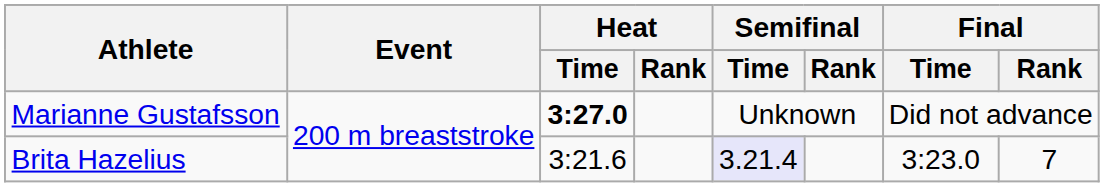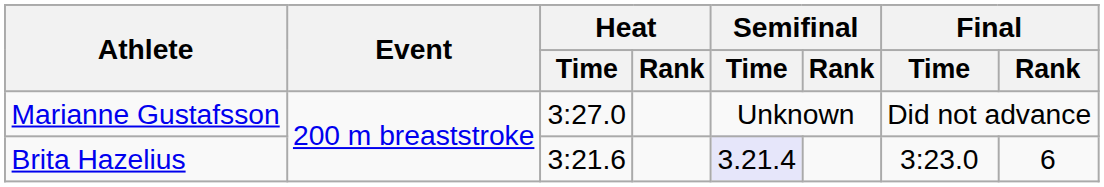(588, 114) bold -> (587, 114) normal
(1049, 159) 7 -> (1048, 159) 6
